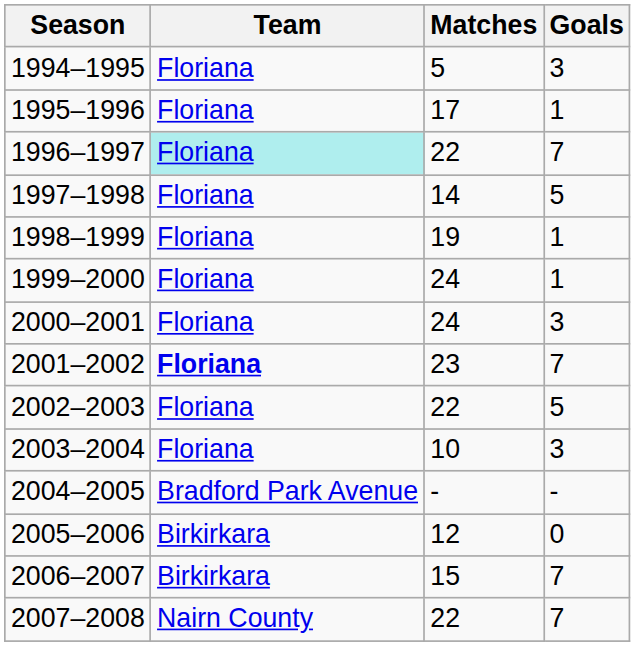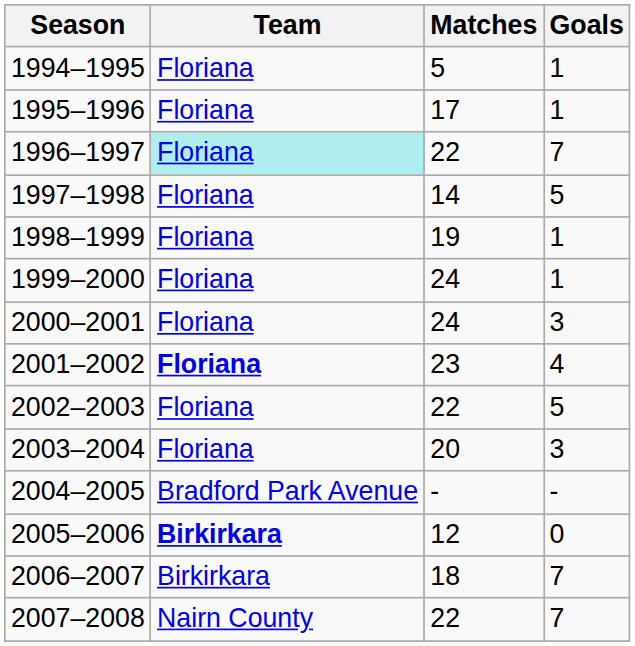(557, 68) 3 -> (557, 68) 1
(557, 364) 7 -> (557, 364) 4
(445, 449) 10 -> (445, 449) 20
(213, 534) normal -> (219, 534) bold
(445, 576) 15 -> (445, 576) 18
